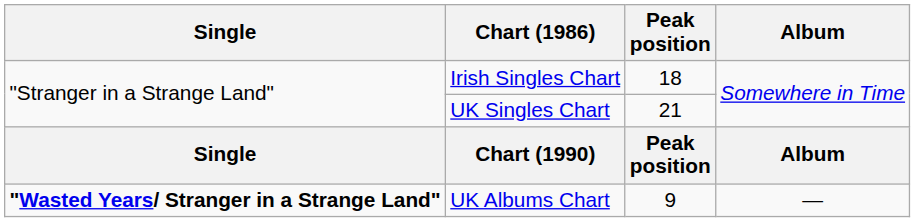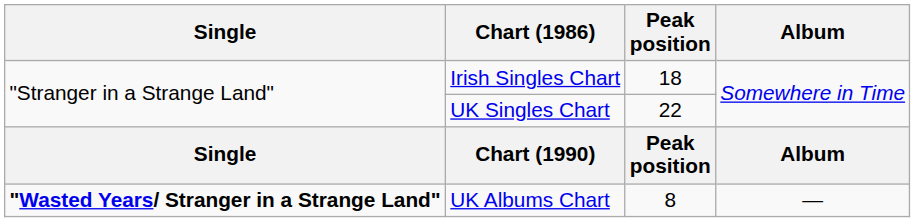(670, 110) 21 -> (670, 110) 22
(670, 199) 9 -> (670, 199) 8
